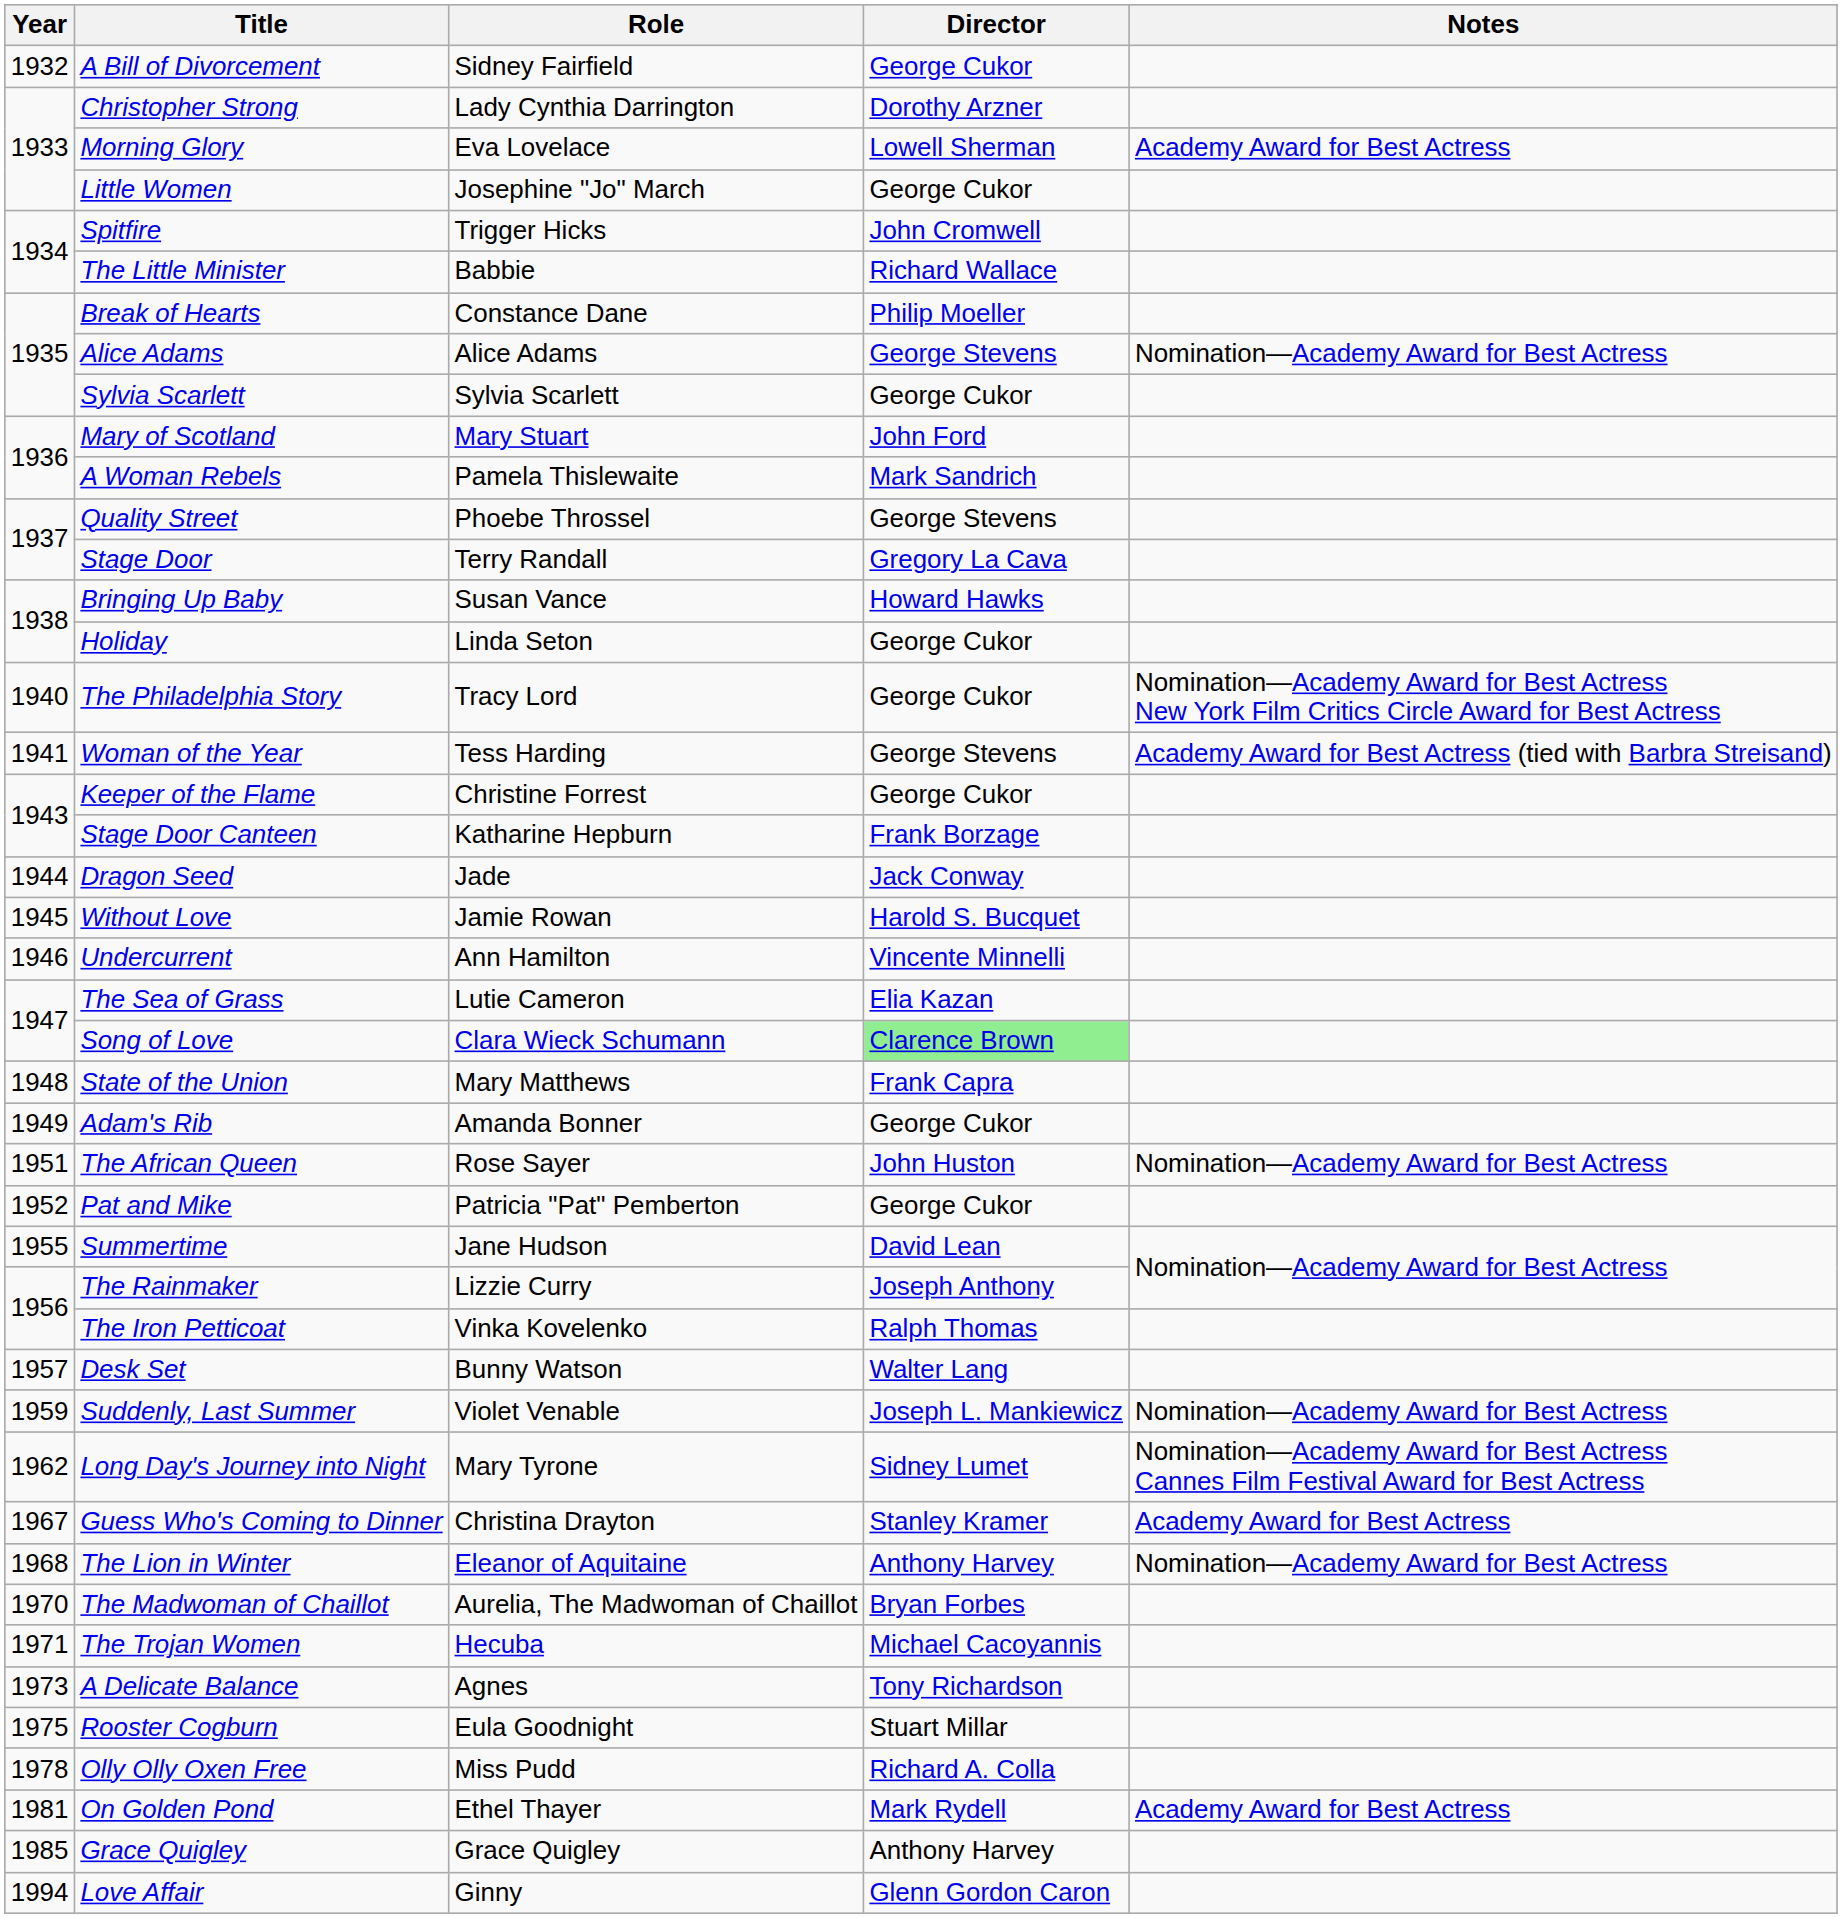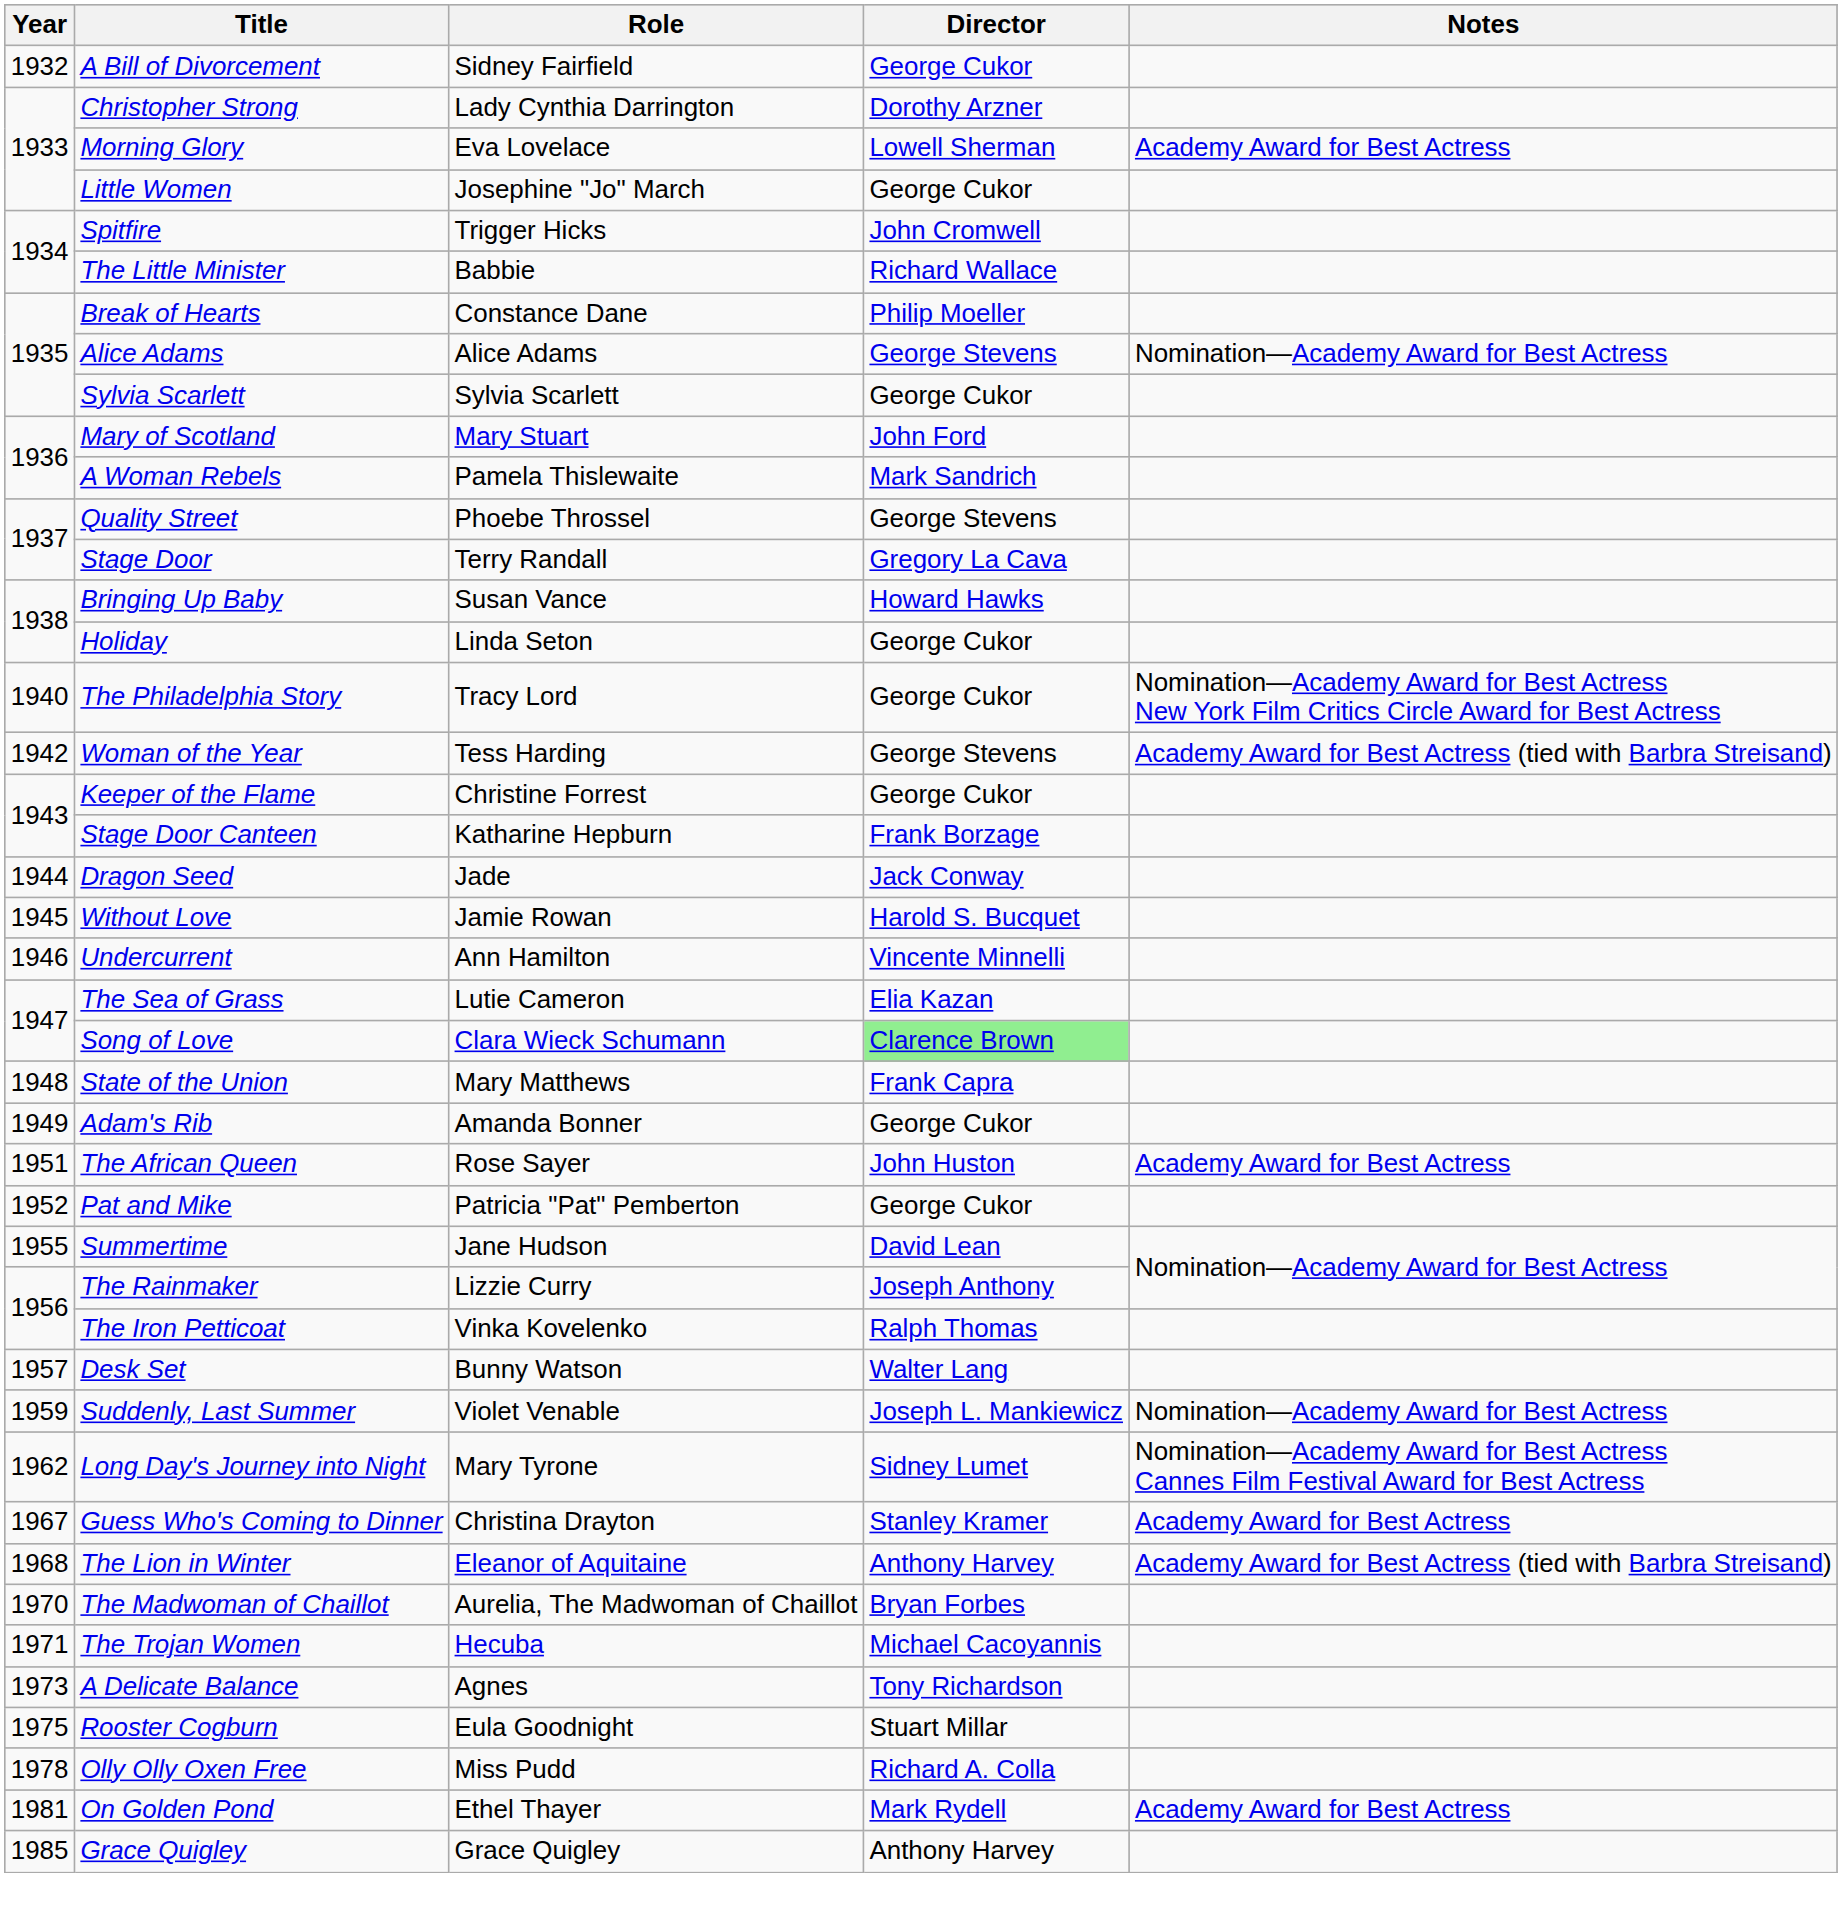(40, 753) 1941 -> (40, 753) 1942
(1401, 1164) Nomination—Academy Award for Best Actress -> (1323, 1164) Academy Award for Best Actress
(1401, 1563) Nomination—Academy Award for Best Actress -> (1483, 1563) Academy Award for Best Actress (tied with Barbra Streisand)
- row: (142, 1892)
